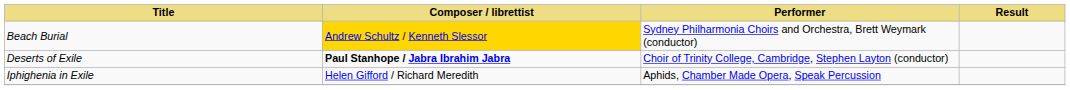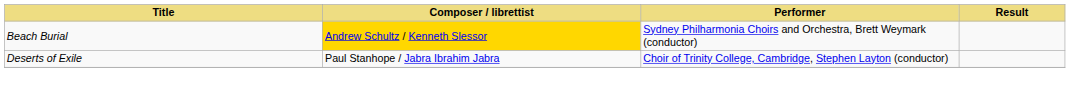(418, 59) bold -> (412, 59) normal
- row: (50, 76)
